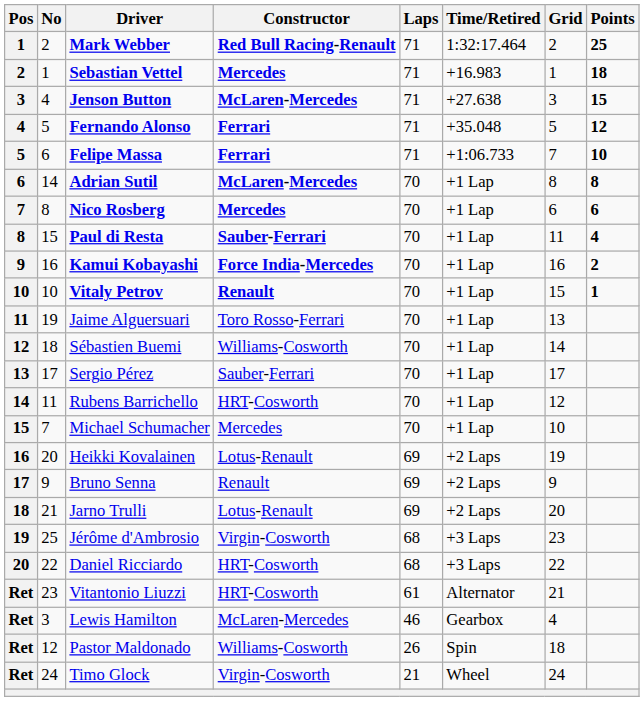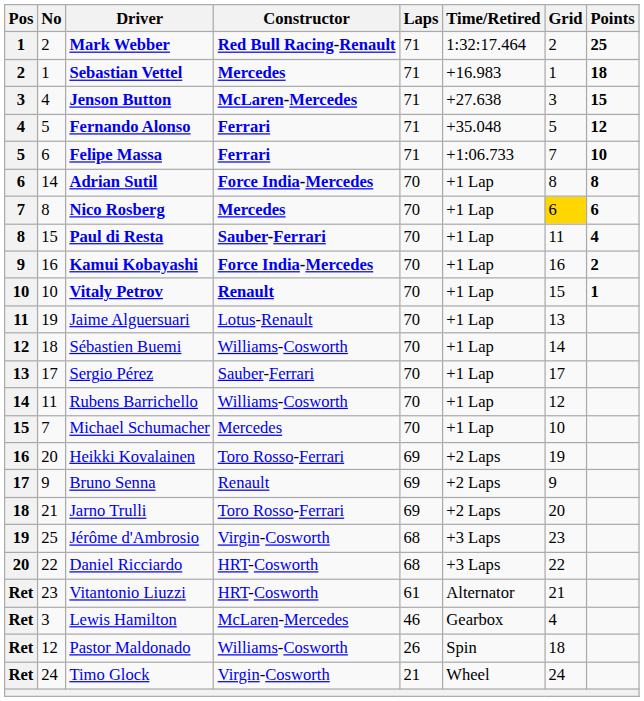(287, 182) McLaren-Mercedes -> (295, 182) Force India-Mercedes
(553, 209) no background -> (553, 209) gold background
(281, 318) Toro Rosso-Ferrari -> (265, 318) Lotus-Renault
(268, 401) HRT-Cosworth -> (283, 401) Williams-Cosworth
(265, 455) Lotus-Renault -> (281, 455) Toro Rosso-Ferrari
(265, 510) Lotus-Renault -> (281, 510) Toro Rosso-Ferrari
